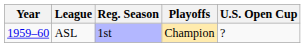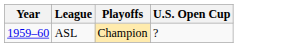- column: (128, 14)
